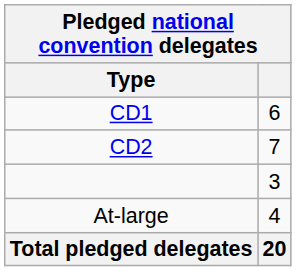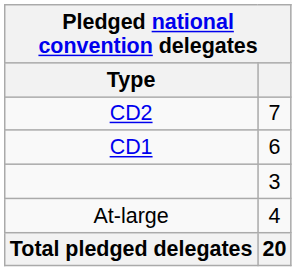rows swapped: (131, 114) <-> (131, 148)
